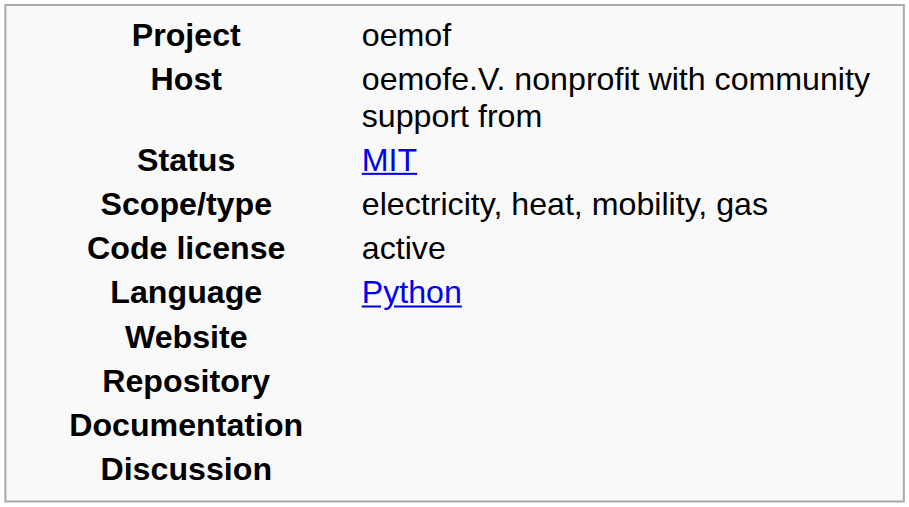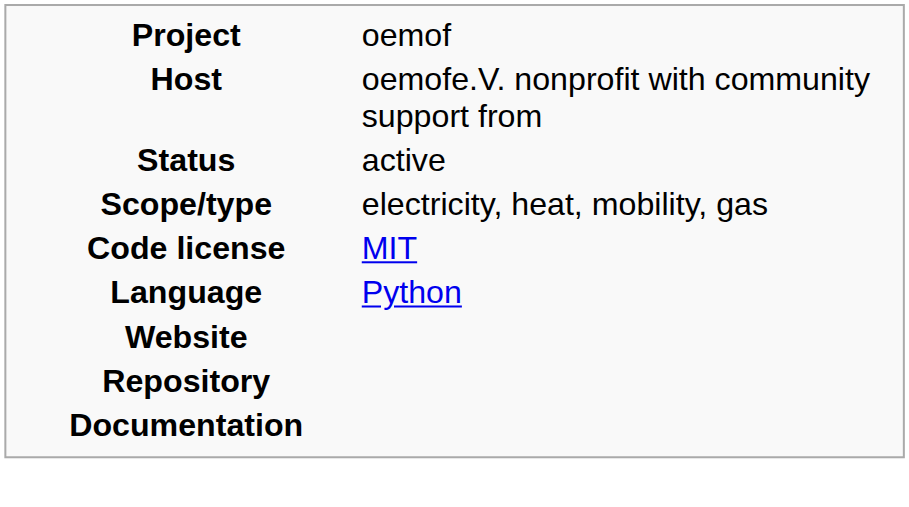(389, 160) MIT -> (404, 160) active
(404, 249) active -> (389, 249) MIT
- row: (186, 470)
